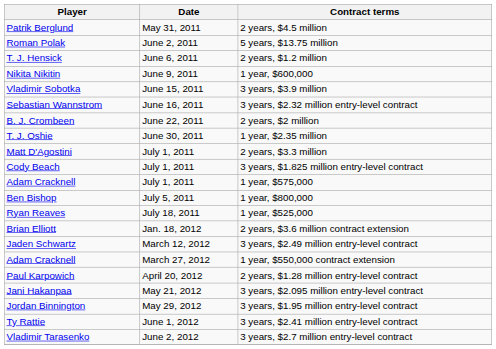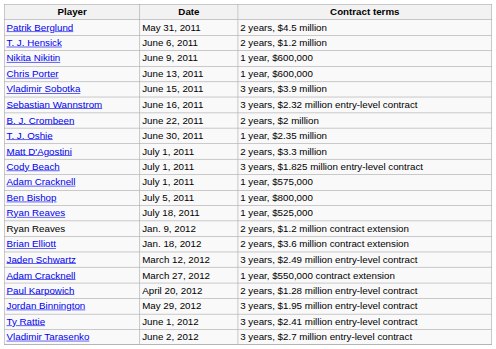- row: (36, 43)
+ row: (33, 74)
+ row: (36, 228)
- row: (39, 290)
